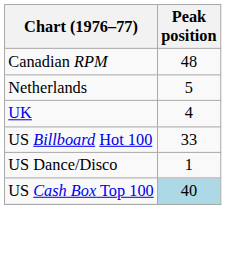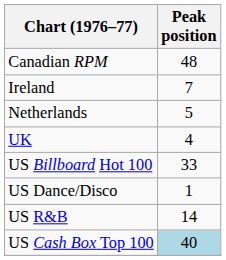+ row: (31, 87)
+ row: (38, 216)
